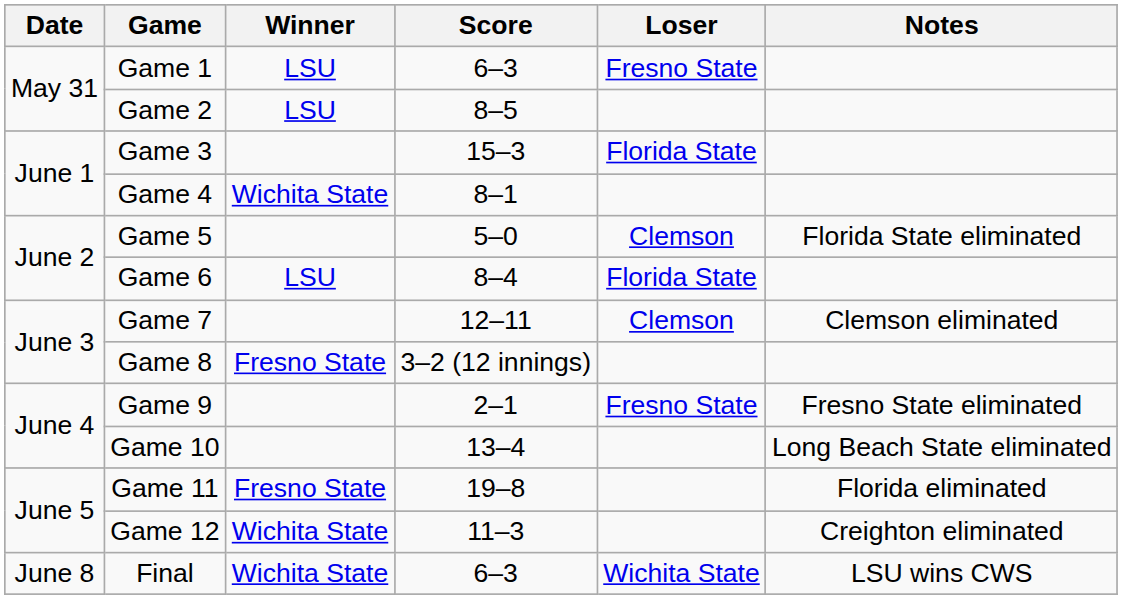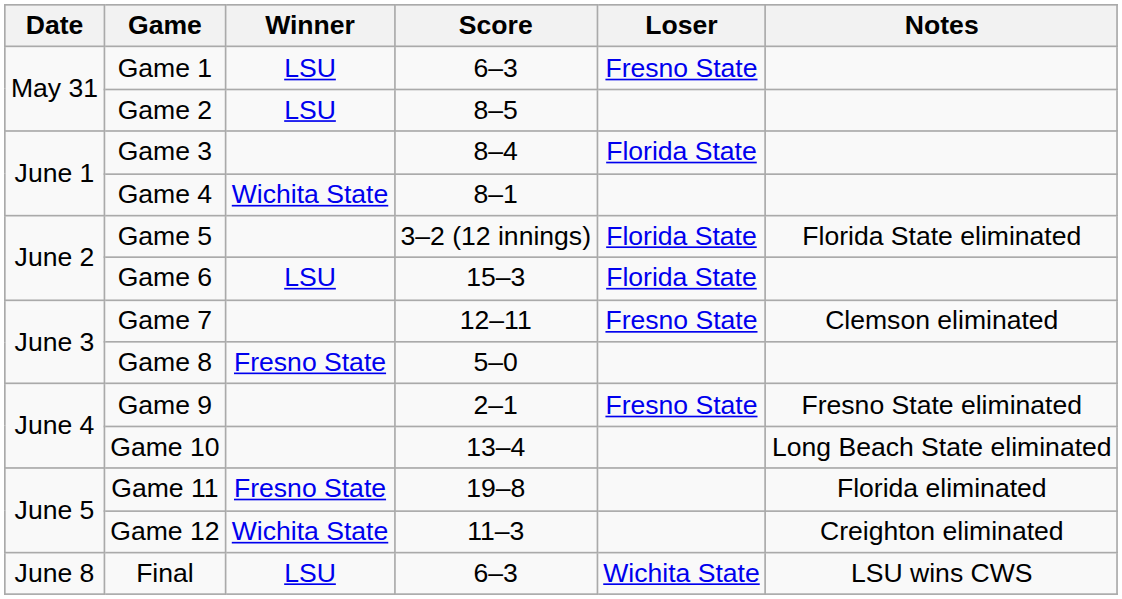(496, 151) 15–3 -> (496, 151) 8–4
(496, 236) 5–0 -> (496, 236) 3–2 (12 innings)
(681, 236) Clemson -> (681, 236) Florida State
(496, 278) 8–4 -> (496, 278) 15–3
(681, 320) Clemson -> (681, 320) Fresno State
(496, 362) 3–2 (12 innings) -> (496, 362) 5–0
(310, 573) Wichita State -> (310, 573) LSU
